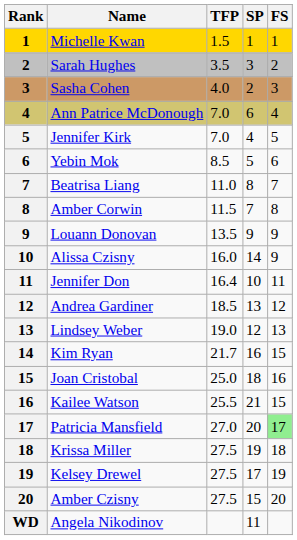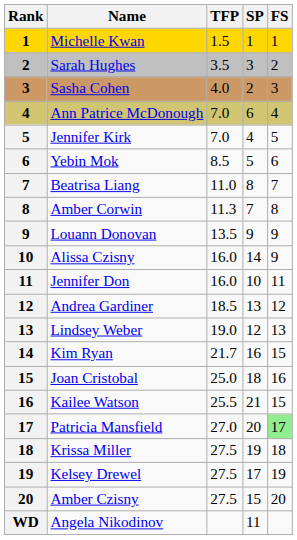(223, 209) 11.5 -> (223, 209) 11.3
(224, 281) 16.4 -> (224, 281) 16.0
